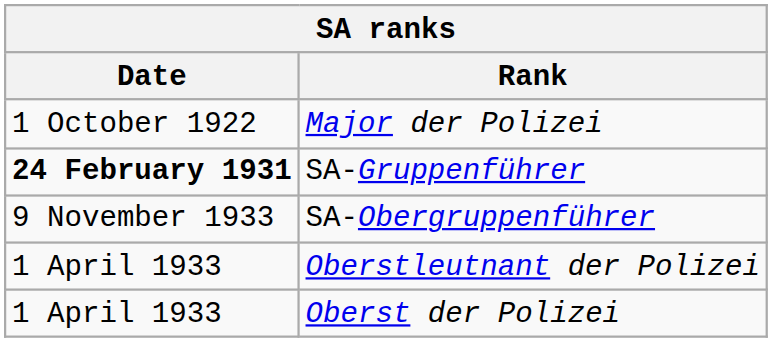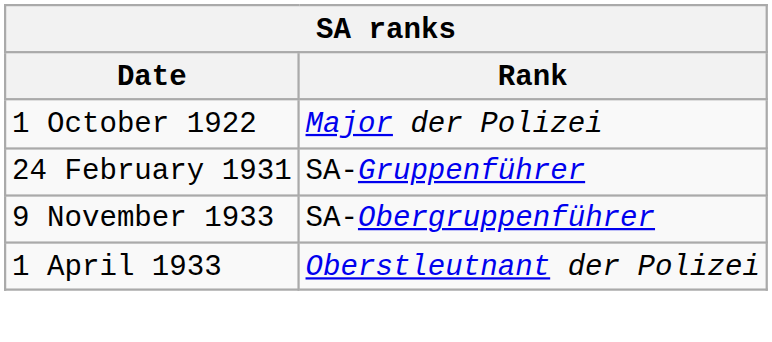(152, 171) bold -> (152, 171) normal
- row: (463, 314)
